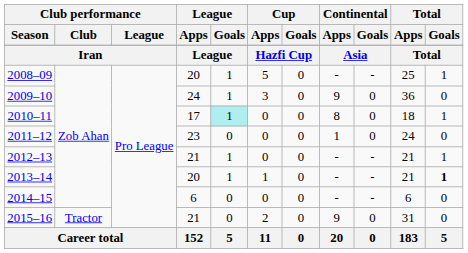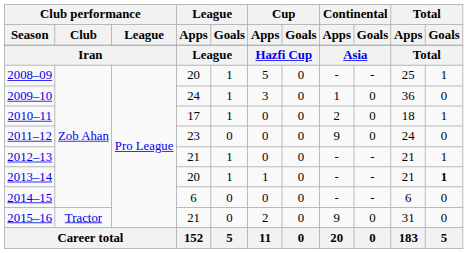(337, 95) 9 -> (337, 95) 1
(229, 116) paleturquoise background -> (229, 116) no background
(337, 116) 8 -> (337, 116) 2
(337, 136) 1 -> (337, 136) 9
